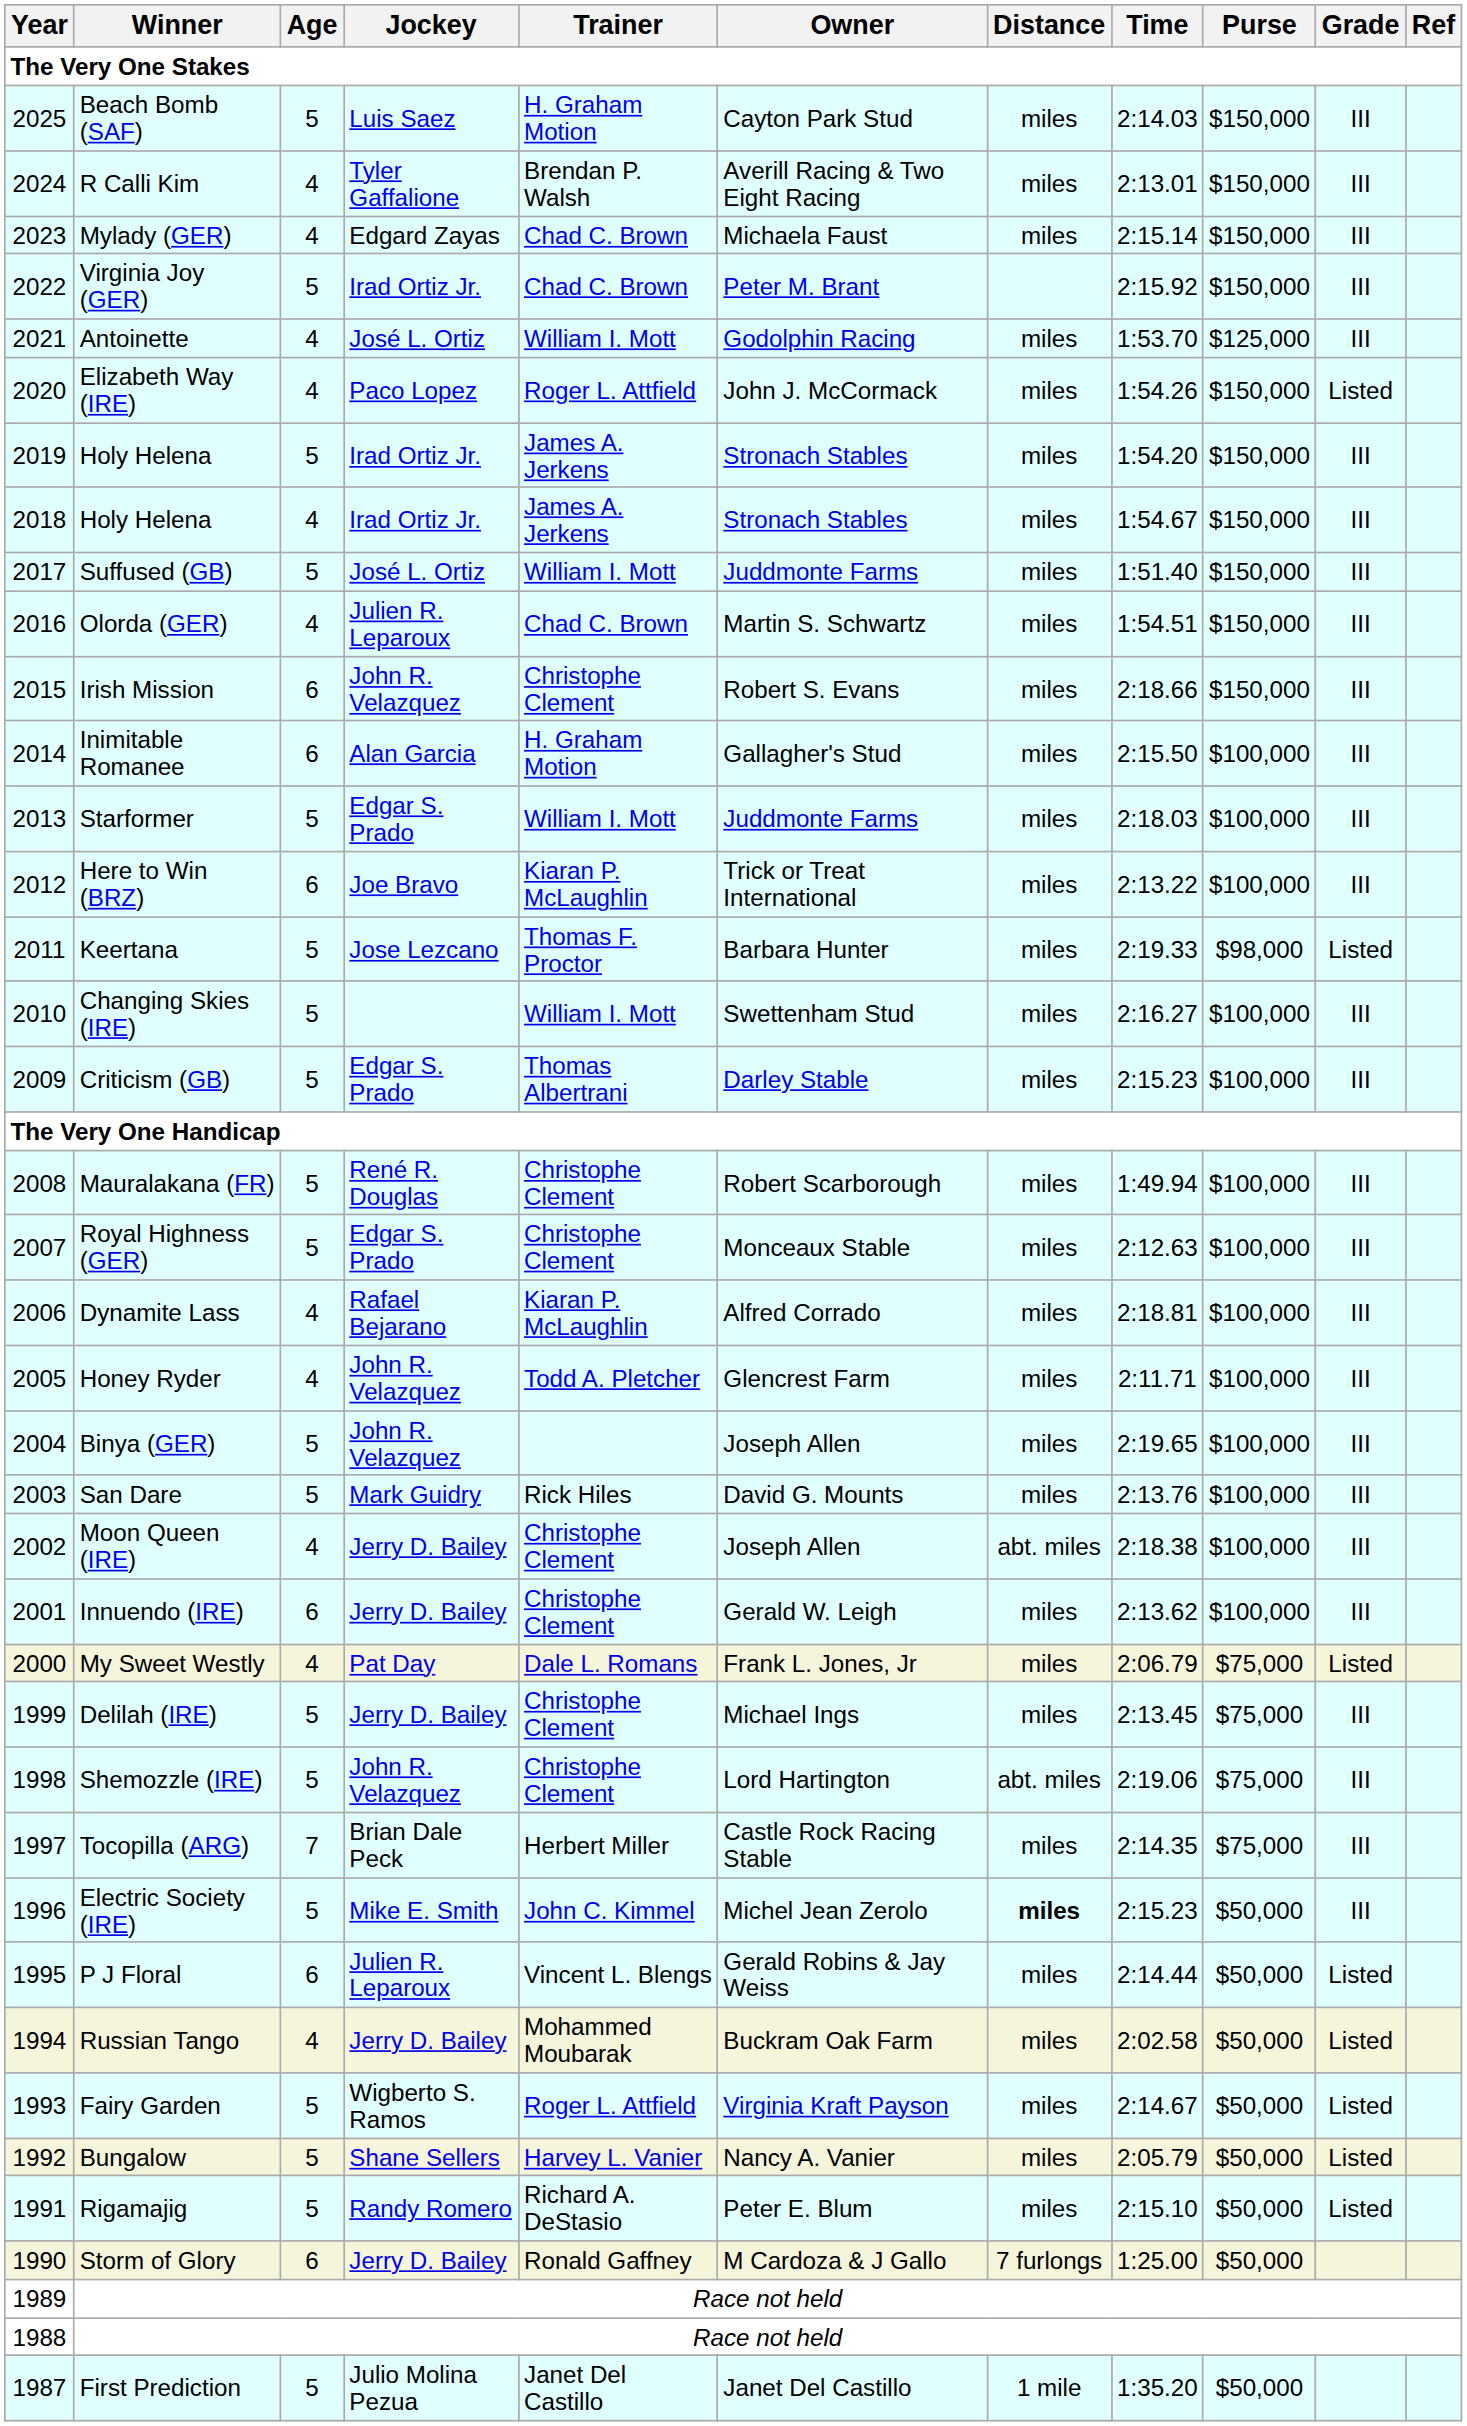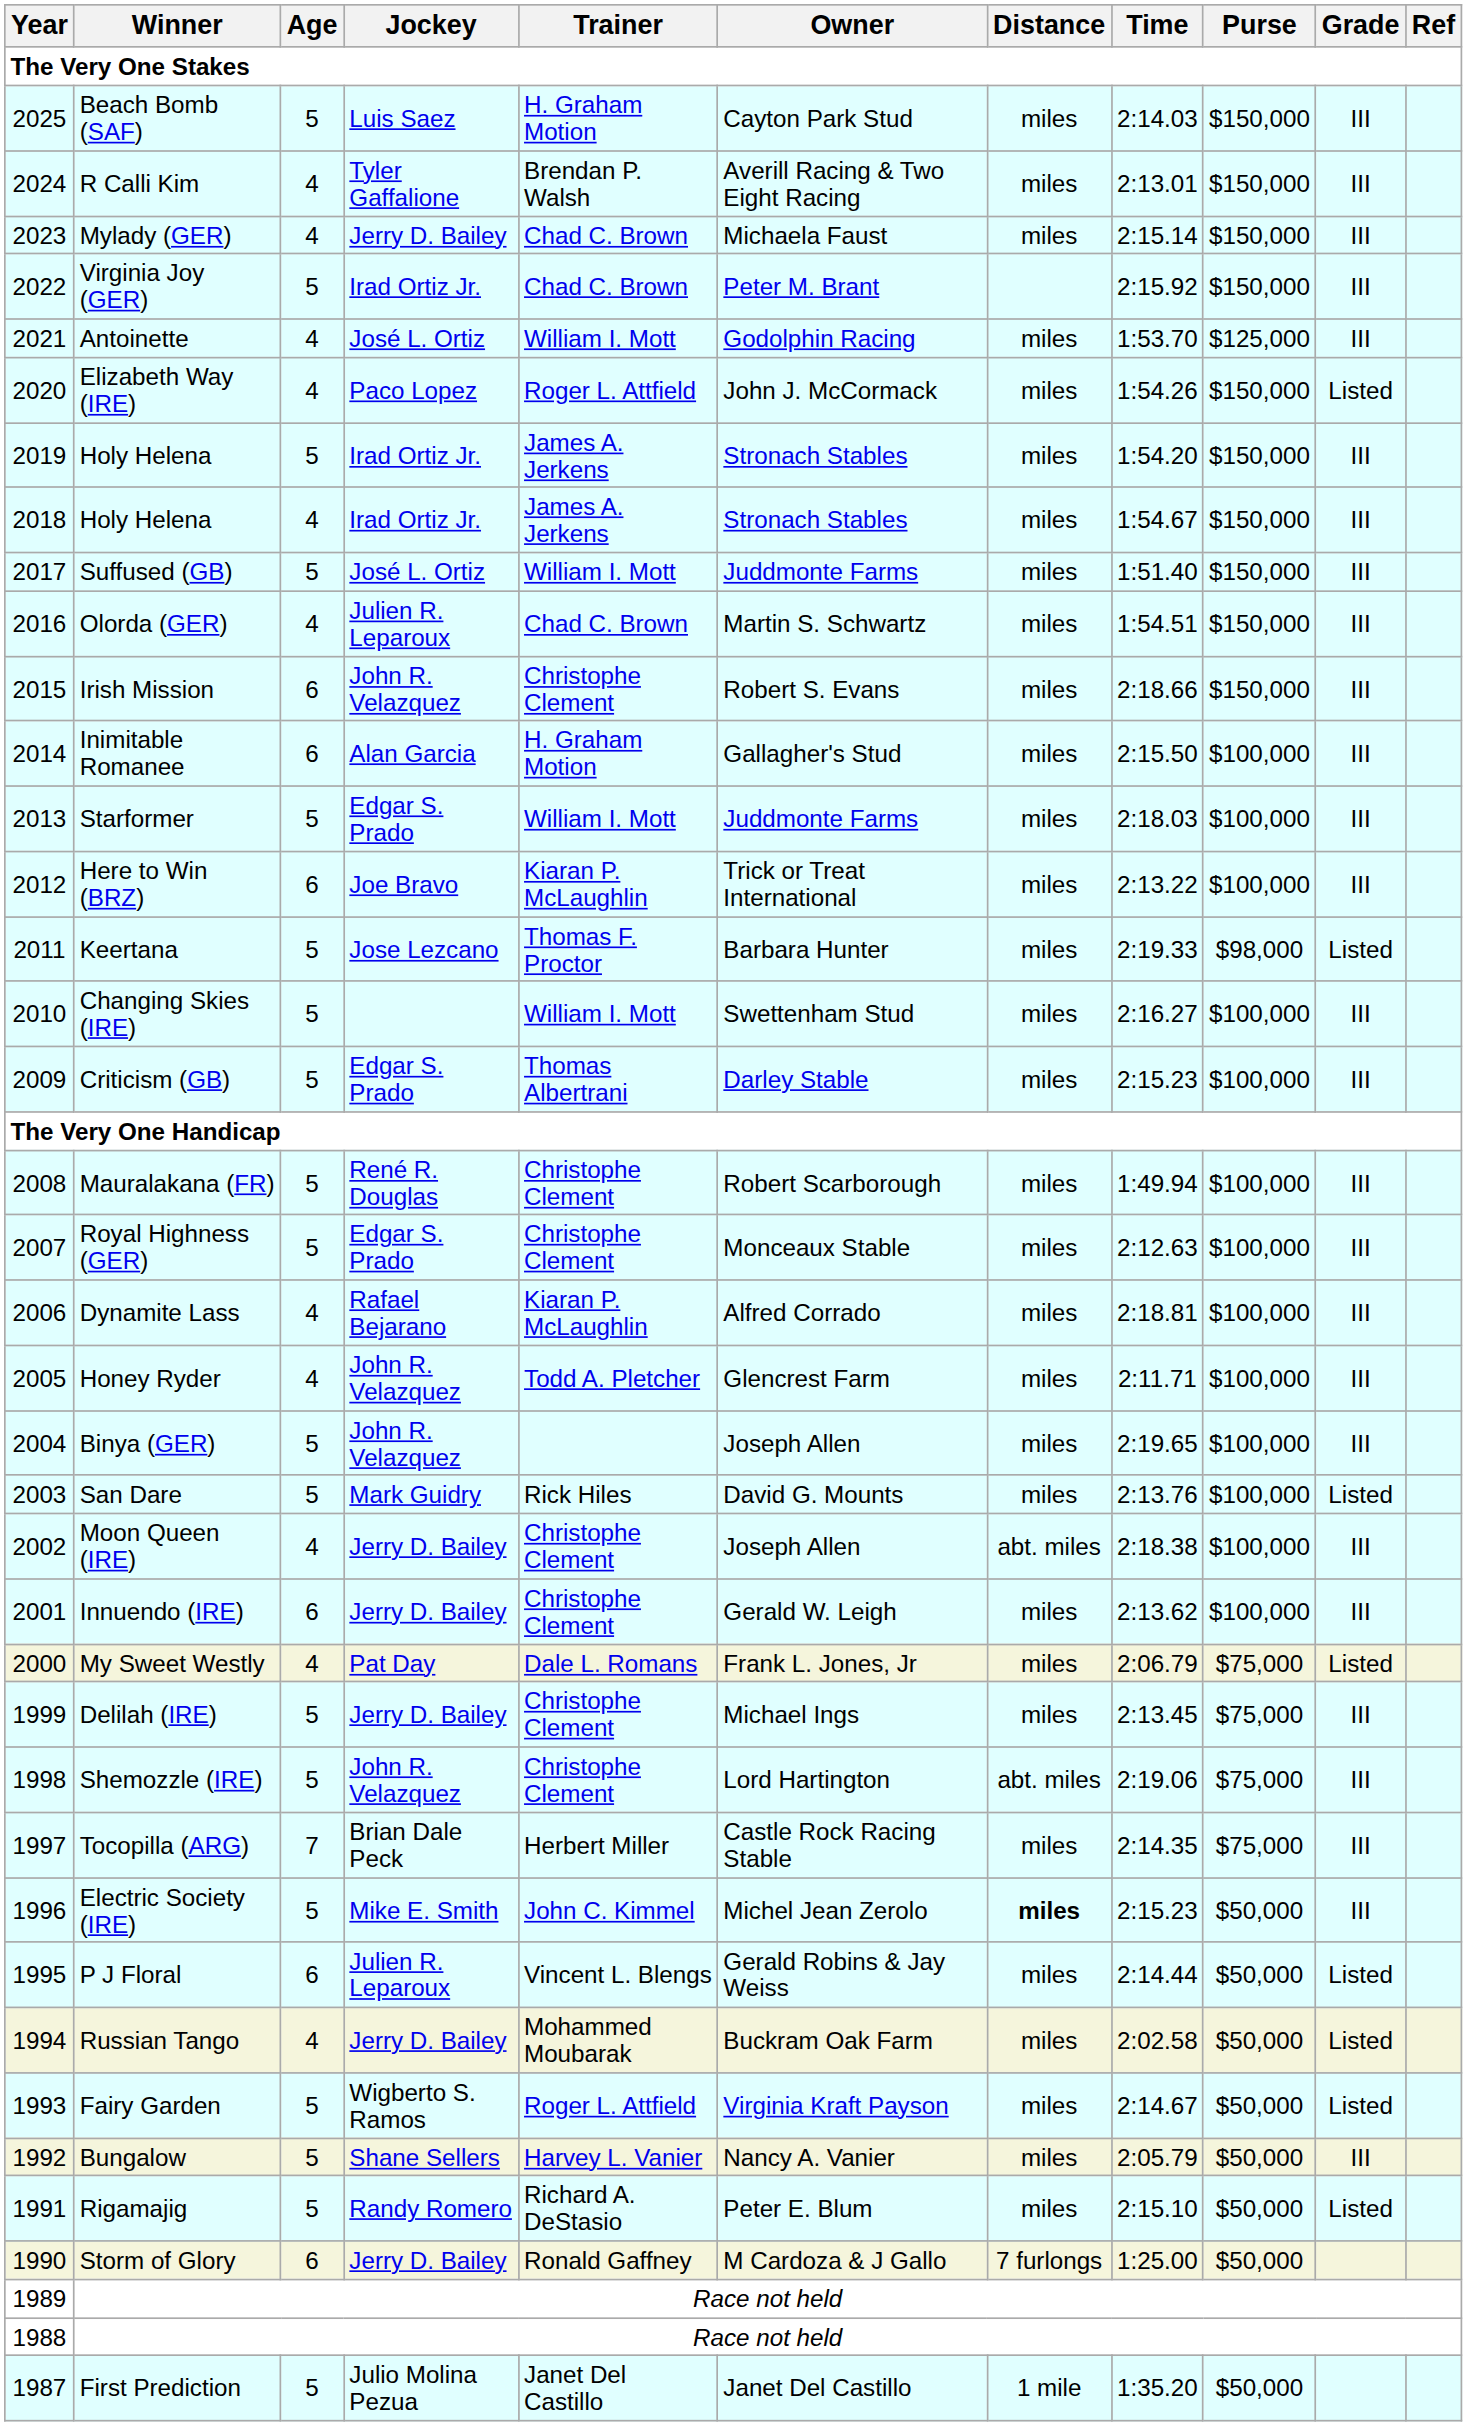(425, 235) Edgard Zayas -> (428, 235) Jerry D. Bailey
(1361, 1495) III -> (1361, 1495) Listed
(1361, 2157) Listed -> (1361, 2157) III
